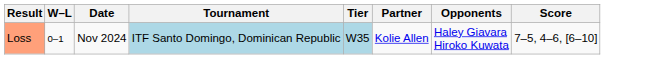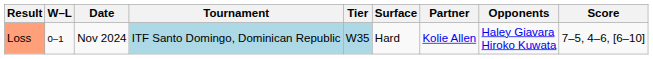+ column: (396, 13)
